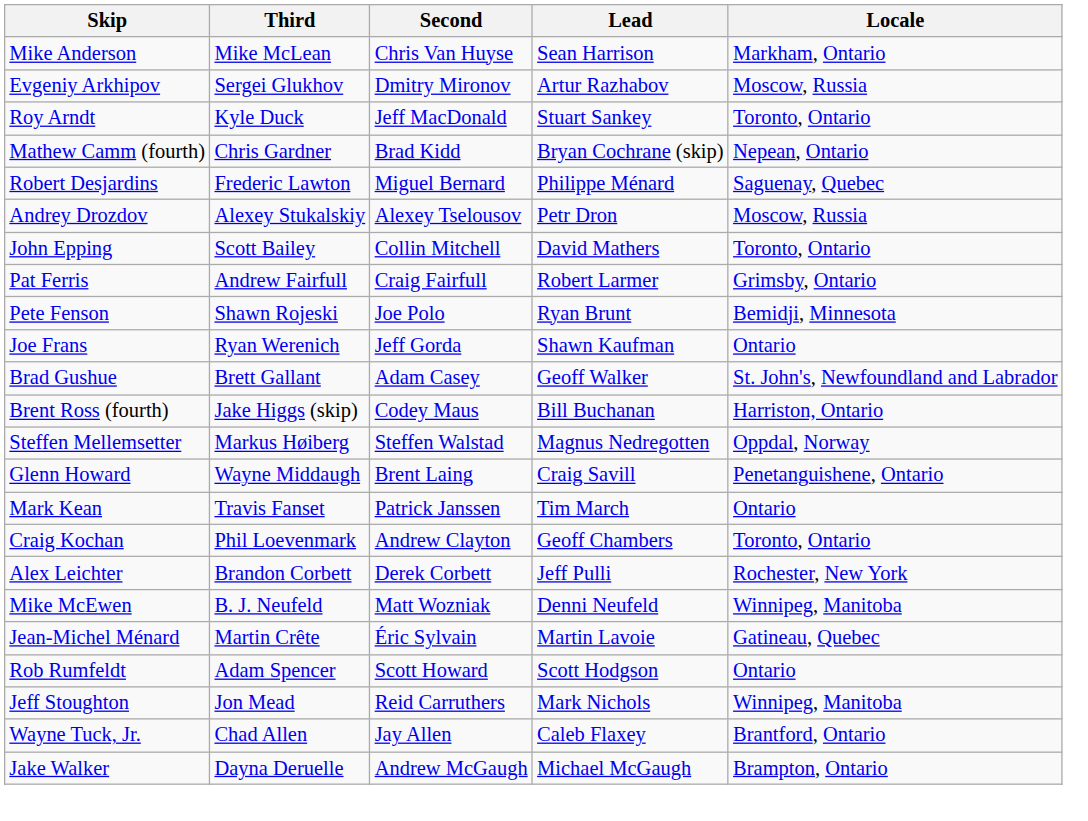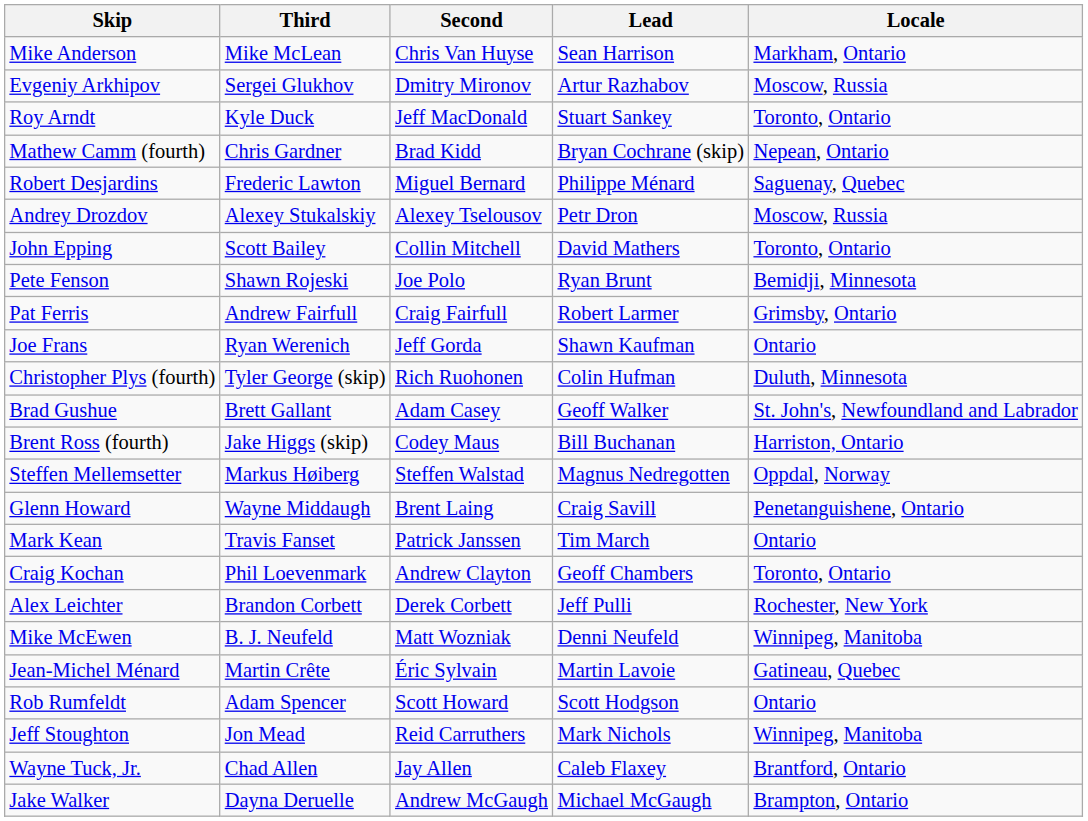rows swapped: (59, 313) <-> (49, 280)
+ row: (112, 378)
